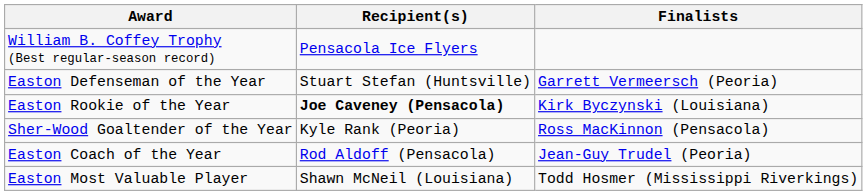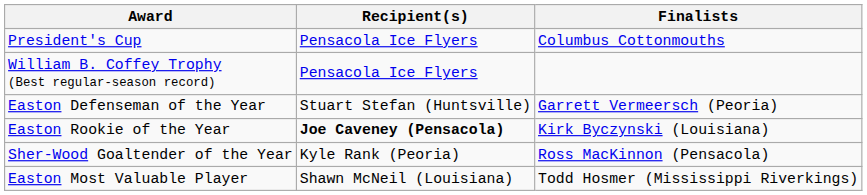+ row: (75, 41)
- row: (115, 155)
